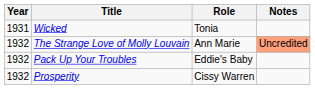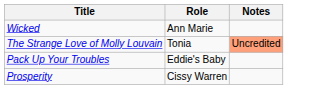- column: (18, 12)
(206, 28) Tonia -> (190, 28) Ann Marie
(217, 44) Ann Marie -> (179, 44) Tonia
